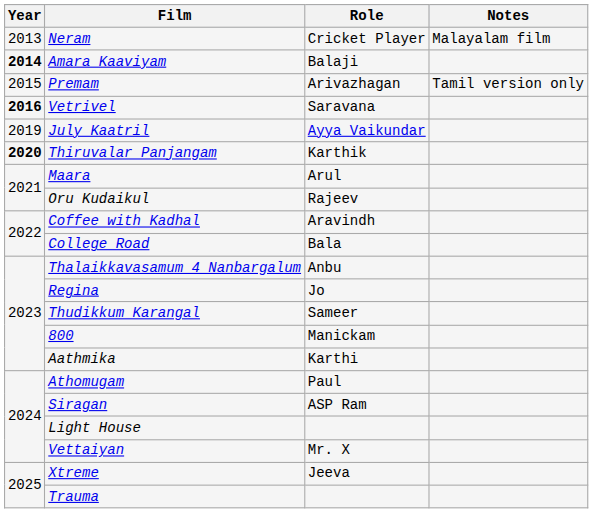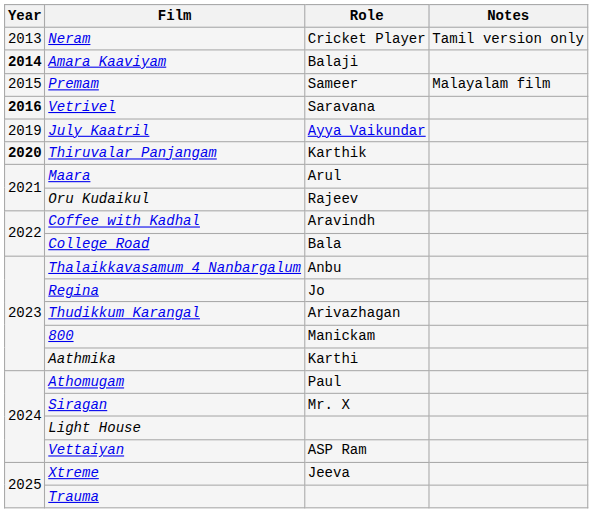(491, 39) Malayalam film -> (508, 39) Tamil version only
(354, 85) Arivazhagan -> (333, 85) Sameer
(508, 85) Tamil version only -> (491, 85) Malayalam film
(333, 313) Sameer -> (354, 313) Arivazhagan
(337, 405) ASP Ram -> (329, 405) Mr. X
(329, 451) Mr. X -> (337, 451) ASP Ram
